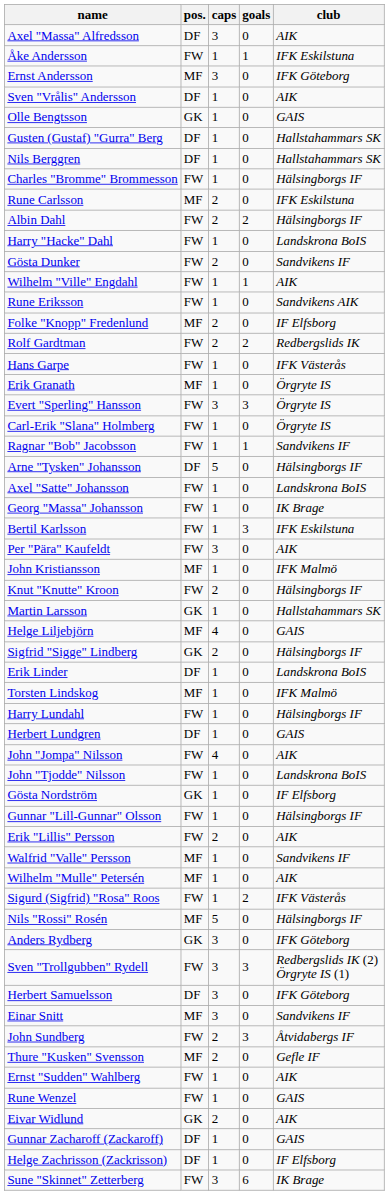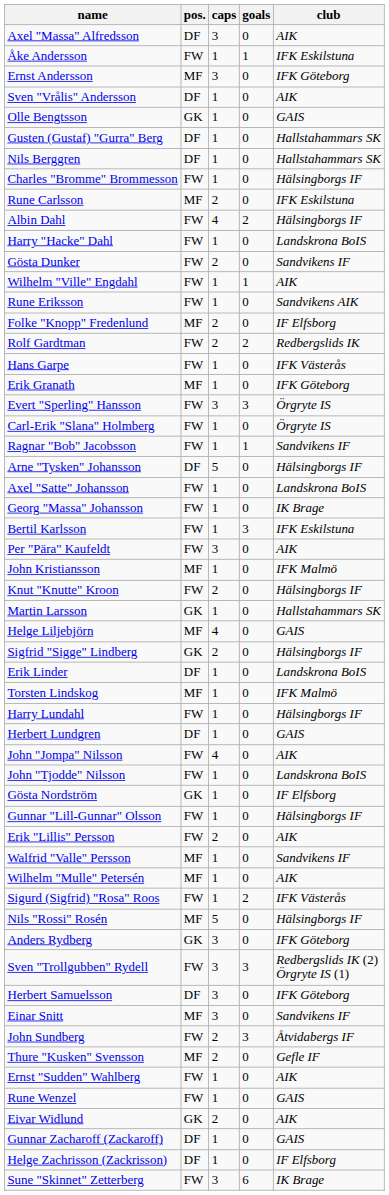(215, 220) 2 -> (215, 220) 4
(304, 384) Örgryte IS -> (313, 384) IFK Göteborg
